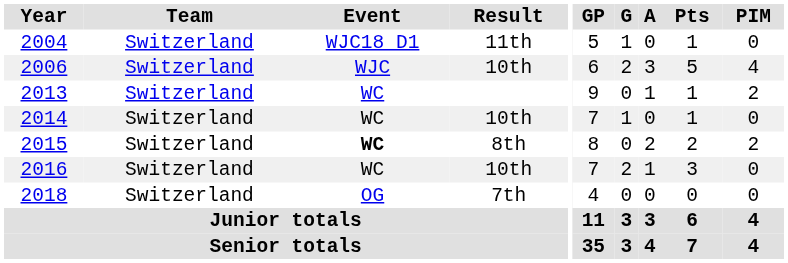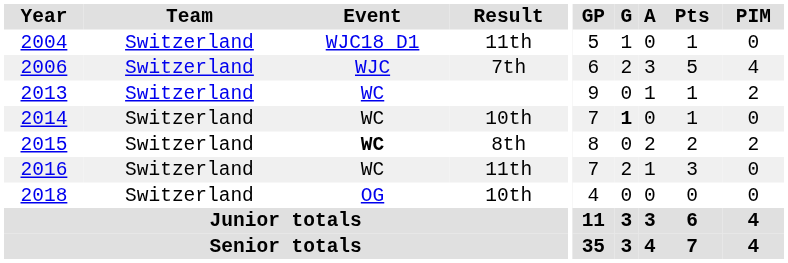(509, 68) 10th -> (509, 68) 7th
(626, 119) normal -> (626, 119) bold
(509, 170) 10th -> (509, 170) 11th
(509, 195) 7th -> (509, 195) 10th
